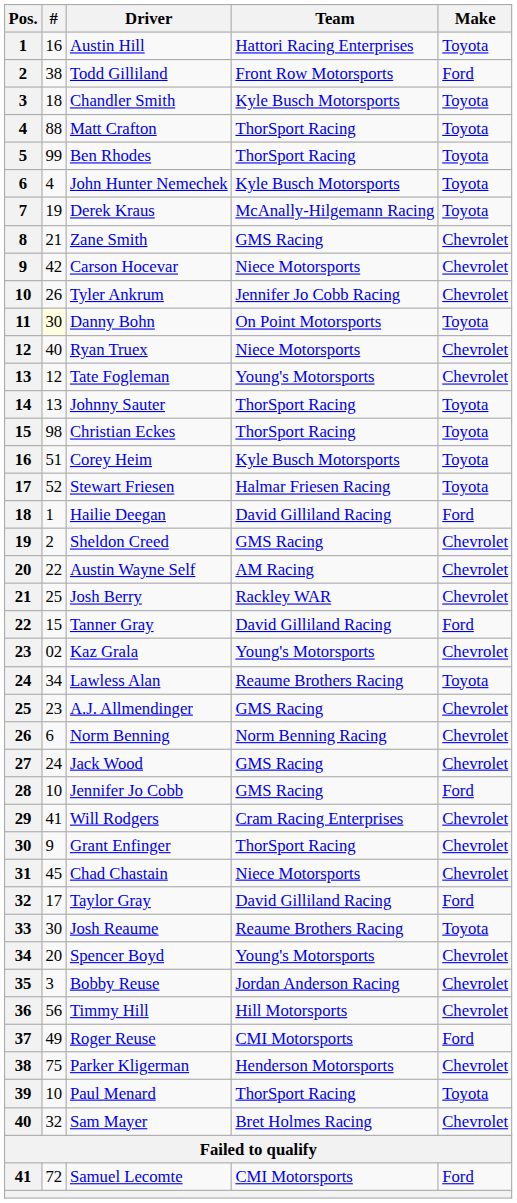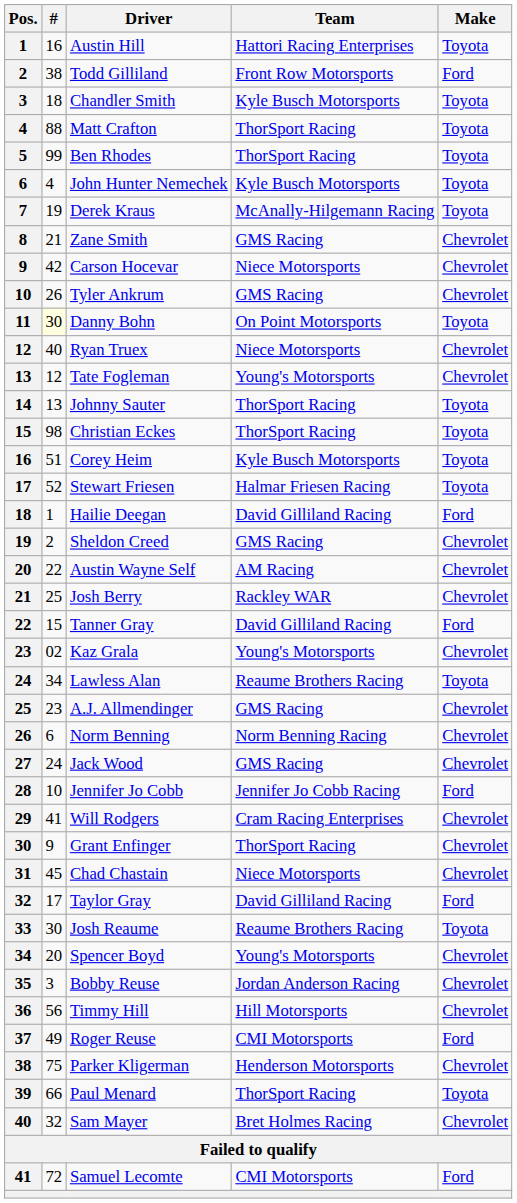(318, 294) Jennifer Jo Cobb Racing -> (279, 294) GMS Racing
(279, 790) GMS Racing -> (318, 790) Jennifer Jo Cobb Racing
(54, 1093) 10 -> (54, 1093) 66
